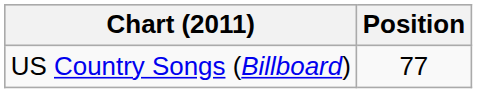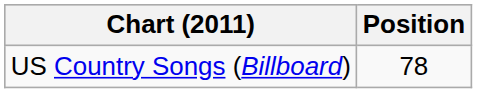(414, 66) 77 -> (414, 66) 78
